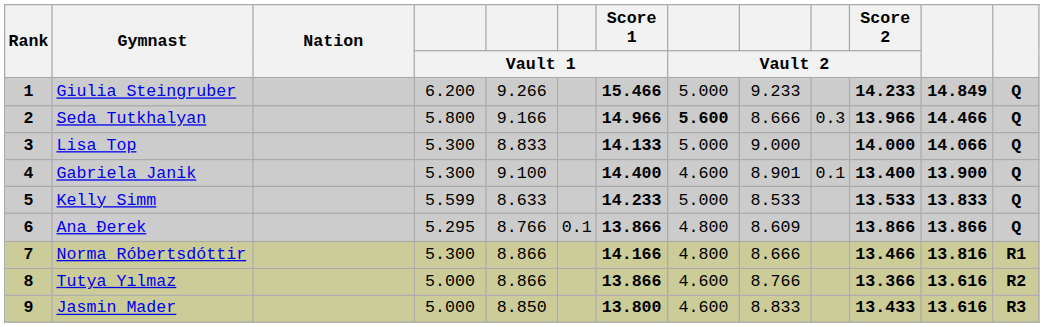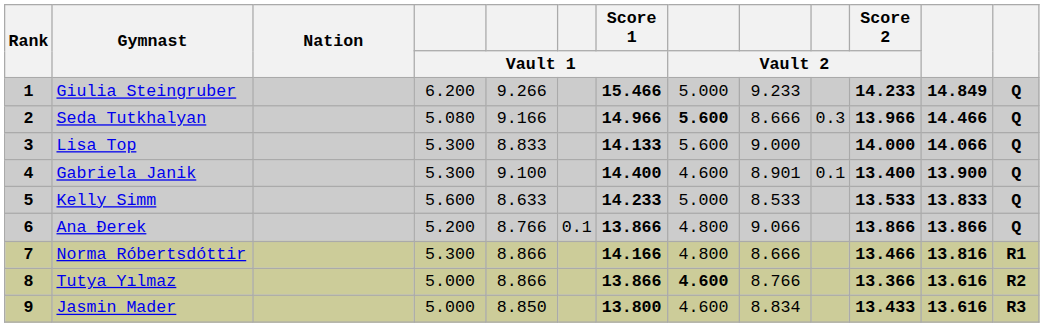(450, 119) 5.800 -> (450, 119) 5.080
(704, 146) 5.000 -> (704, 146) 5.600
(450, 200) 5.599 -> (450, 200) 5.600
(450, 227) 5.295 -> (450, 227) 5.200
(775, 227) 8.609 -> (775, 227) 9.066
(704, 281) normal -> (704, 281) bold
(775, 309) 8.833 -> (775, 309) 8.834
